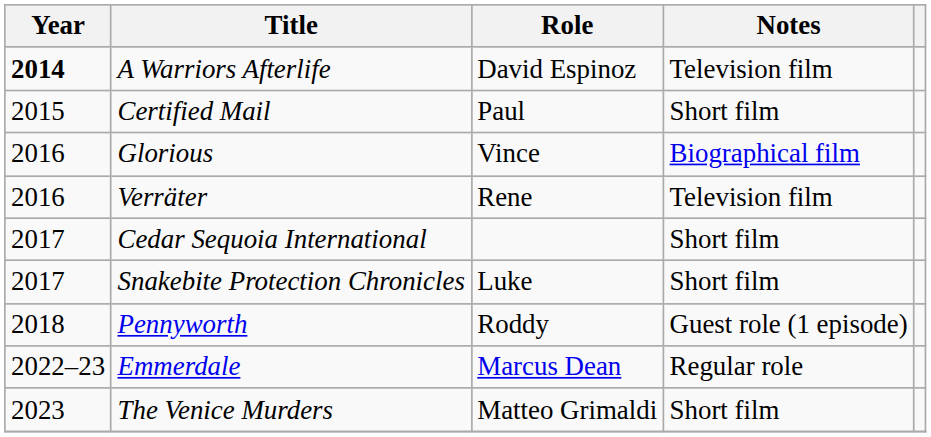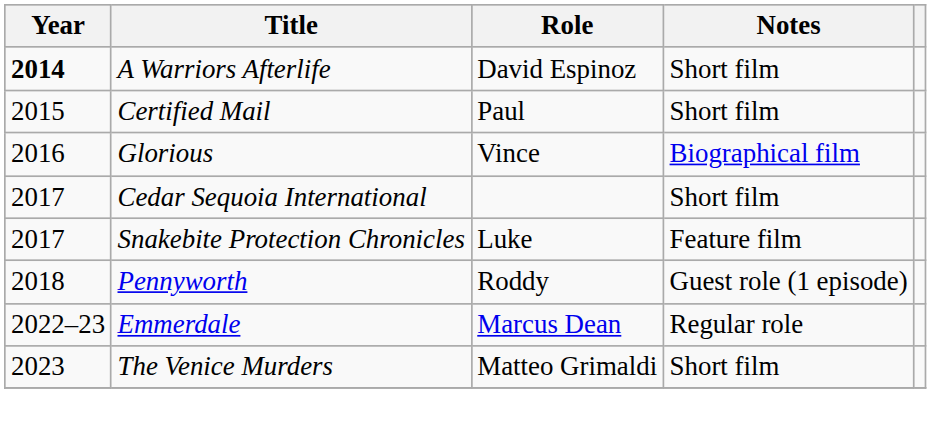(751, 68) Television film -> (724, 68) Short film
- row: (162, 196)
(724, 281) Short film -> (736, 238) Feature film
